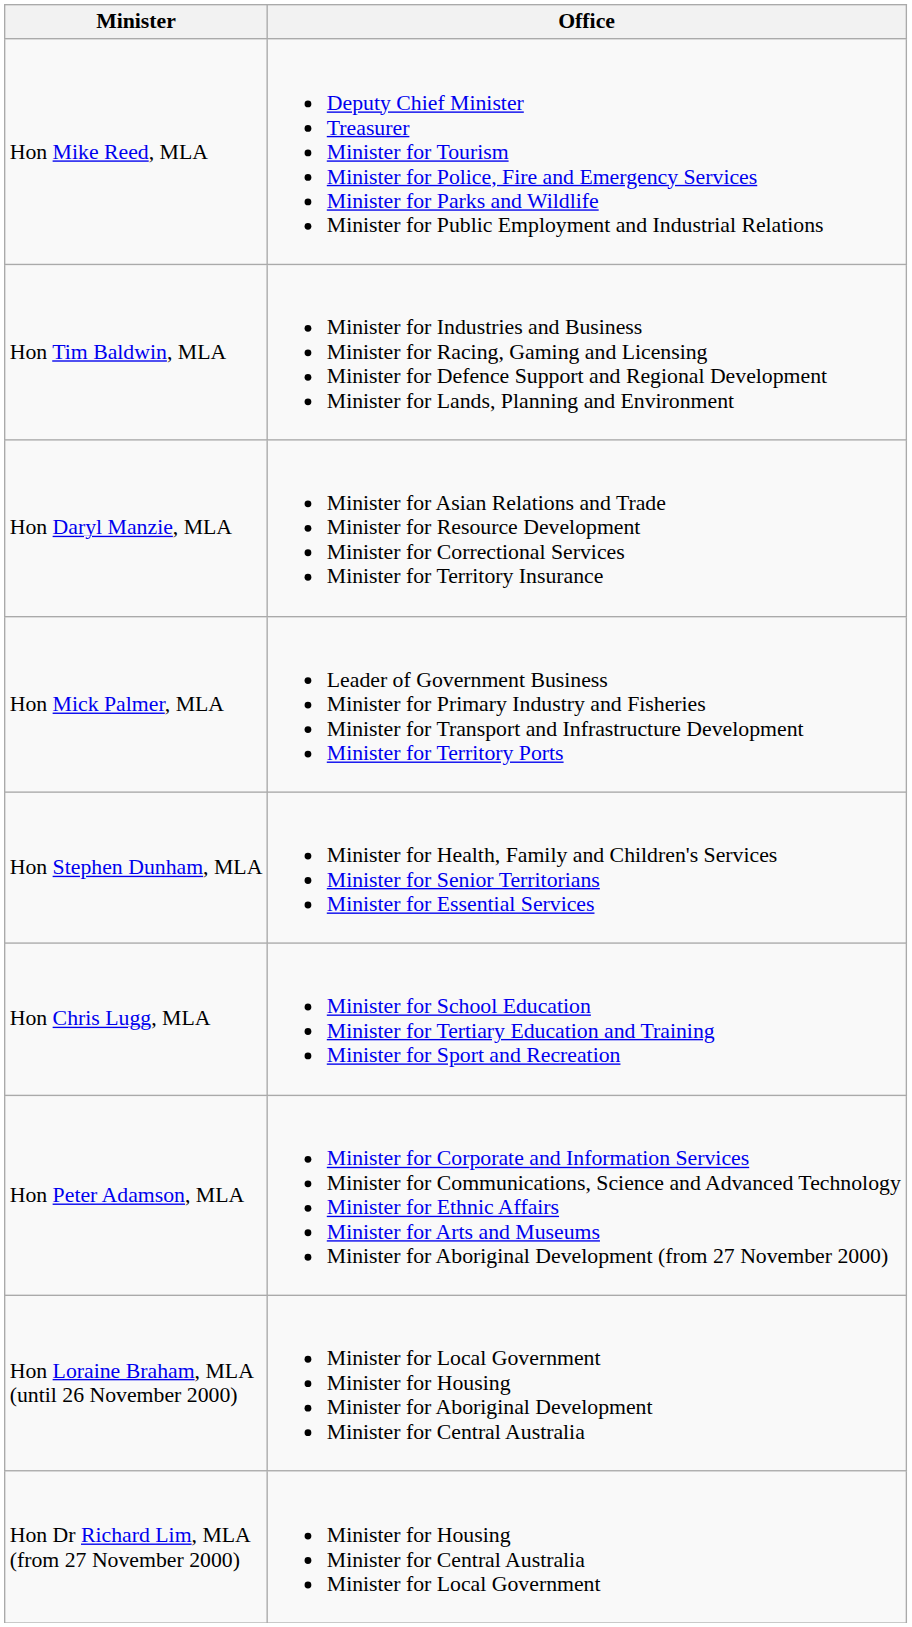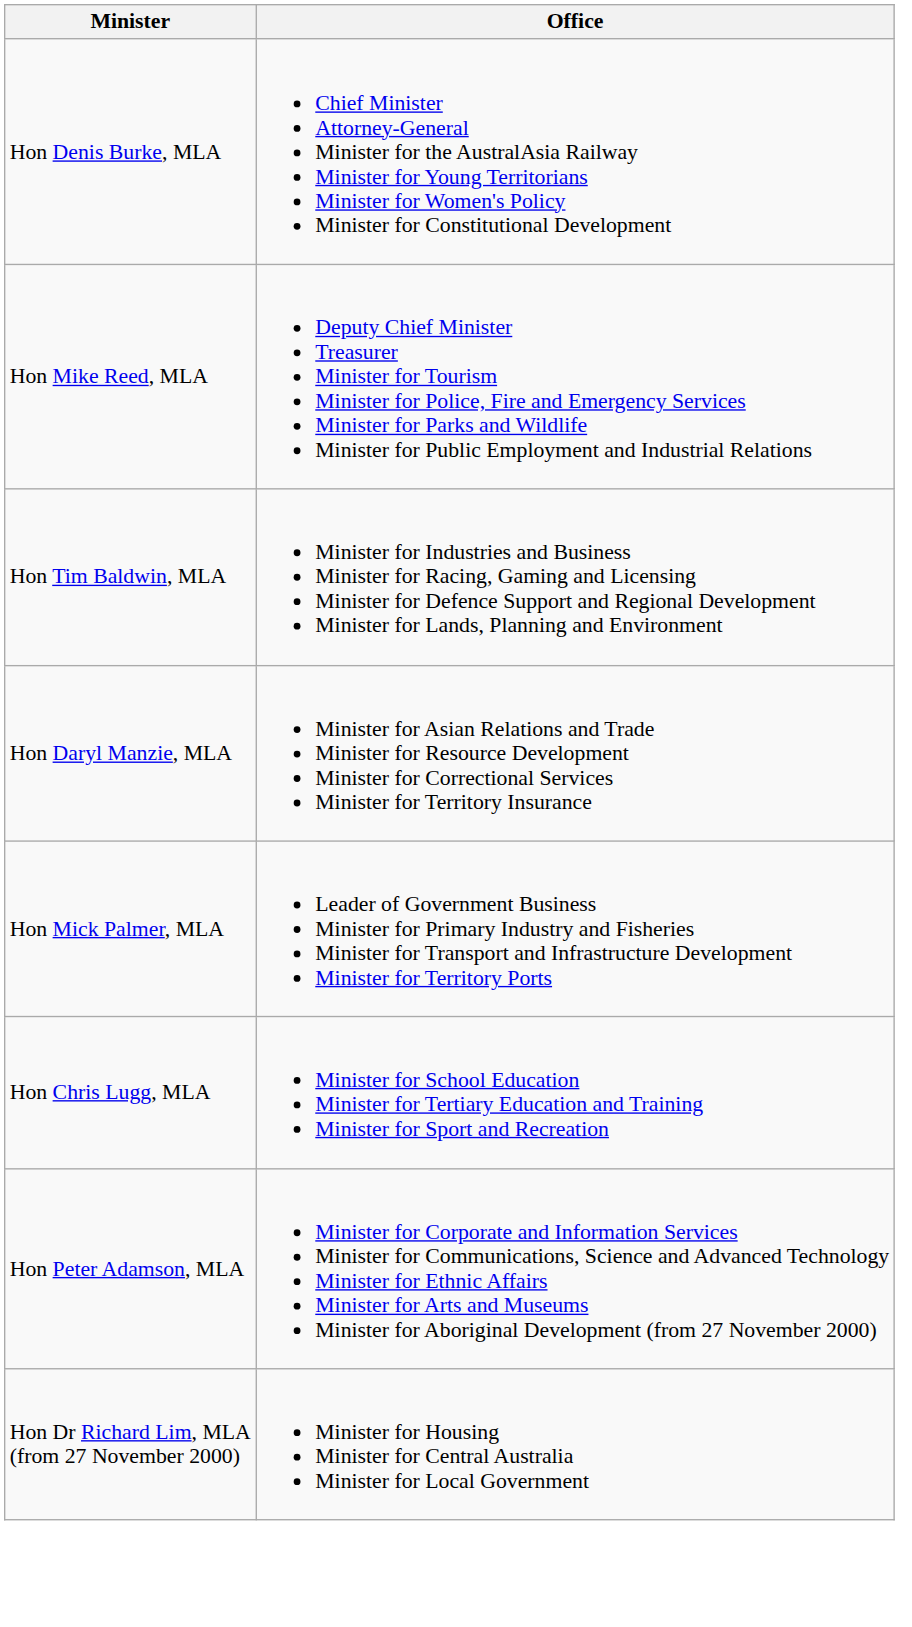+ row: (115, 151)
- row: (136, 867)
- row: (132, 1383)
